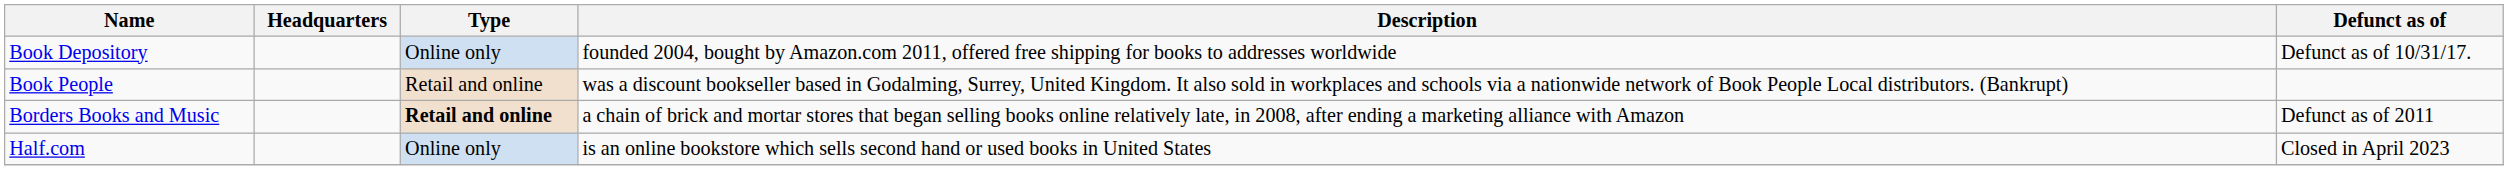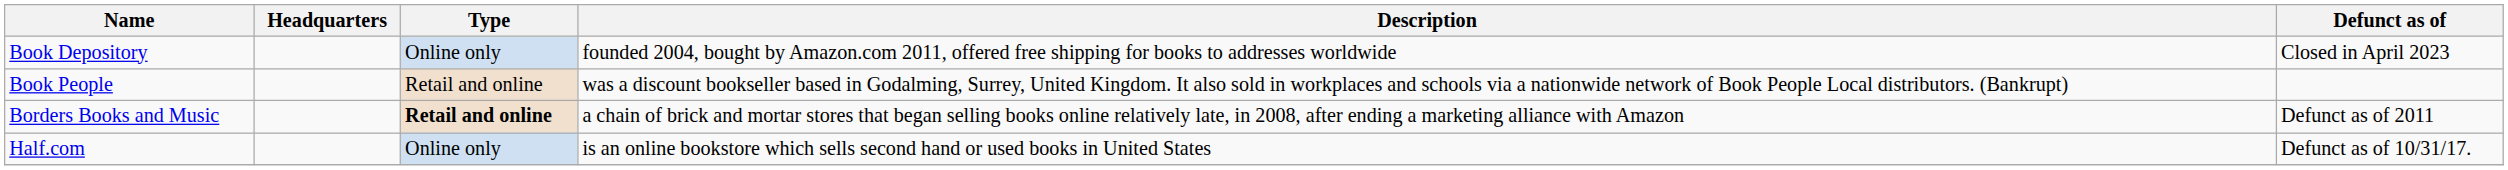(2376, 52) Defunct as of 10/31/17. -> (2365, 52) Closed in April 2023
(2365, 148) Closed in April 2023 -> (2376, 148) Defunct as of 10/31/17.
